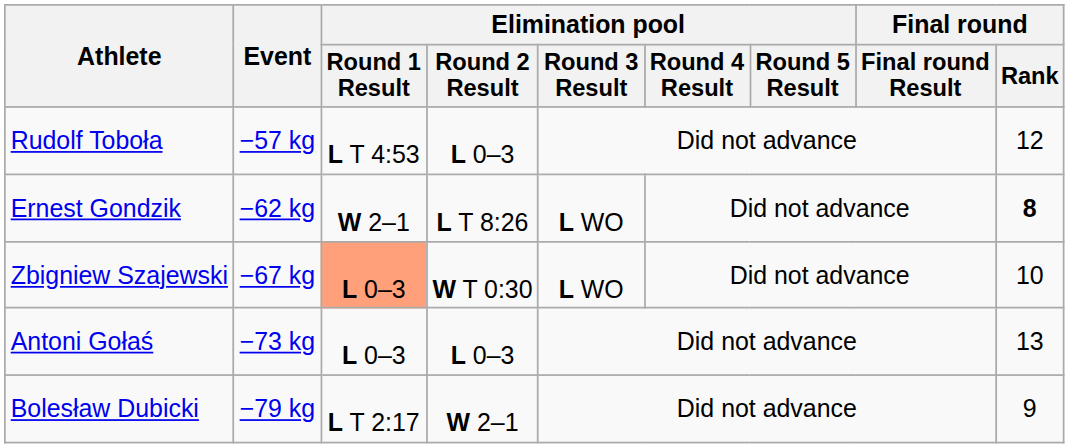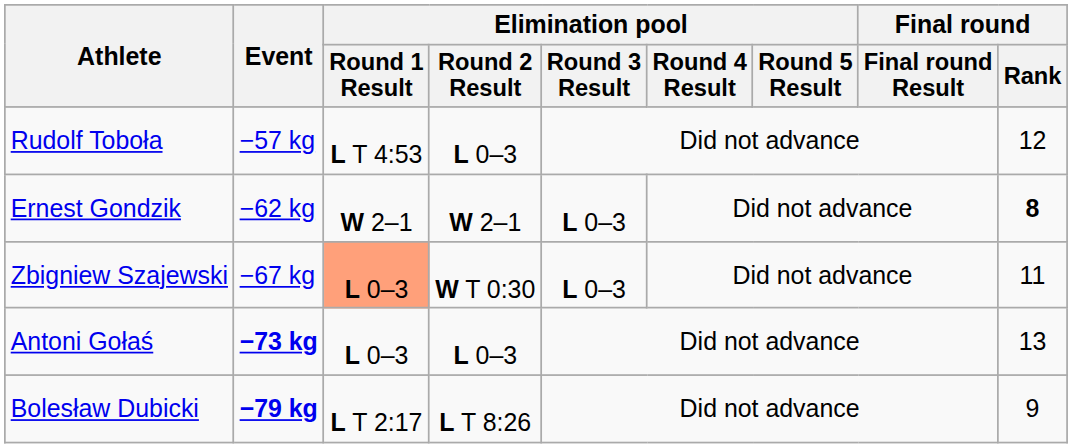(482, 222) L T 8:26 -> (485, 222) W 2–1
(591, 222) L WO -> (594, 222) L 0–3
(591, 289) L WO -> (594, 289) L 0–3
(1030, 275) 10 -> (1033, 275) 11
(277, 342) normal -> (279, 342) bold
(277, 409) normal -> (279, 409) bold
(482, 423) W 2–1 -> (485, 423) L T 8:26
